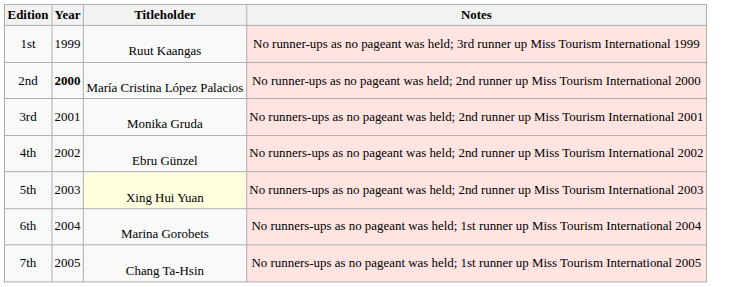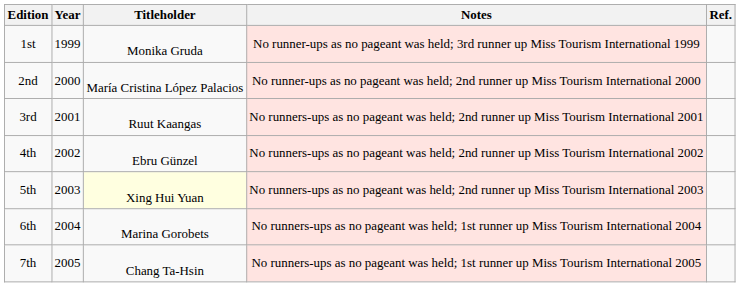+ column: (721, 14)
(165, 51) Ruut Kaangas -> (165, 51) Monika Gruda
(67, 80) bold -> (67, 80) normal
(165, 124) Monika Gruda -> (165, 124) Ruut Kaangas
